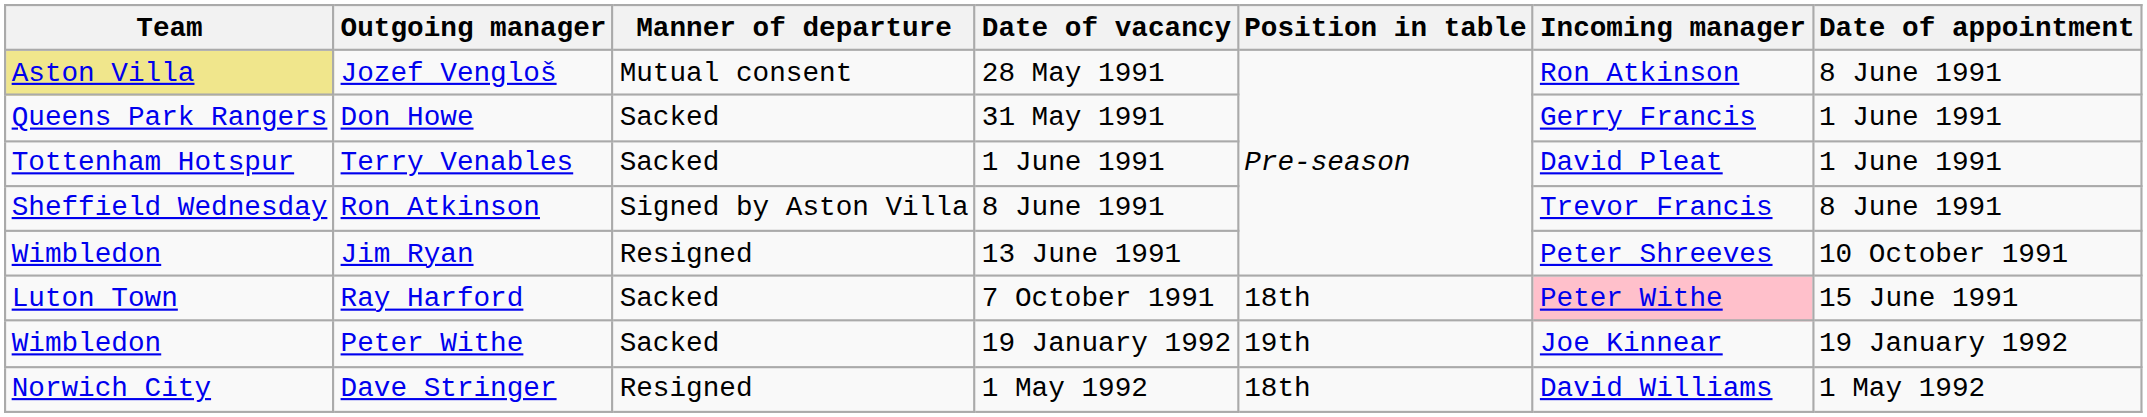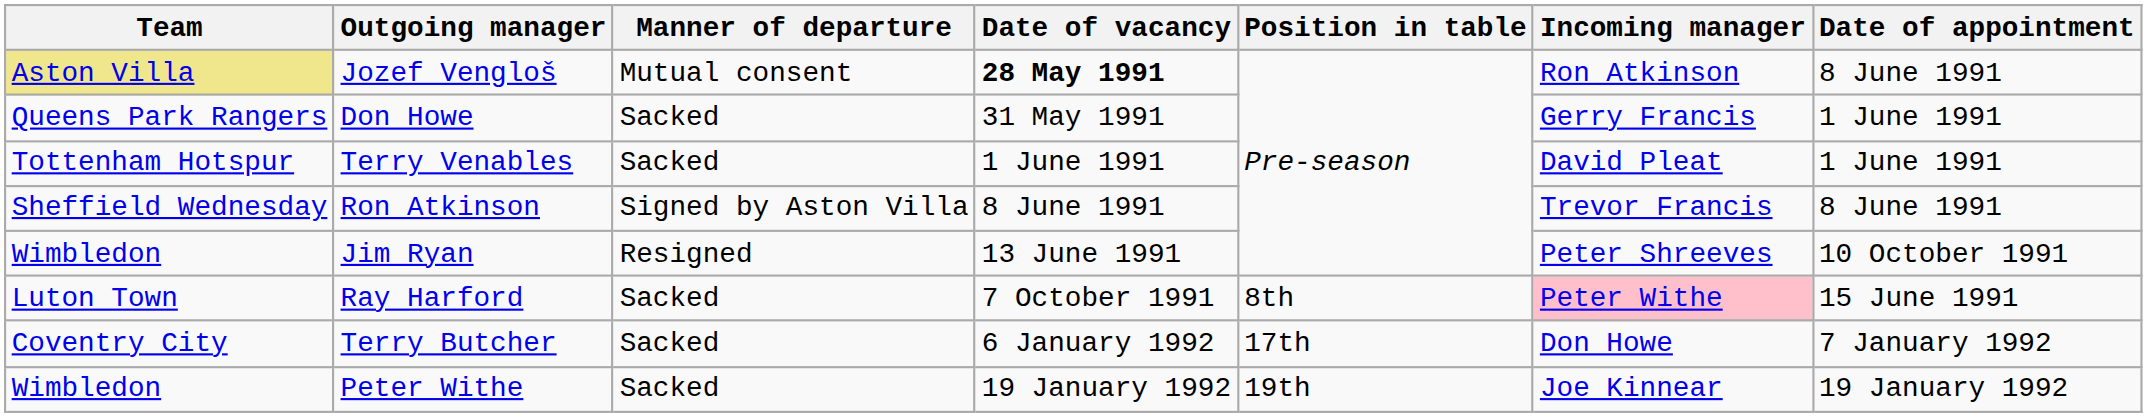(1073, 73) normal -> (1073, 73) bold
(1277, 298) 18th -> (1269, 298) 8th
+ row: (449, 344)
- row: (449, 389)
